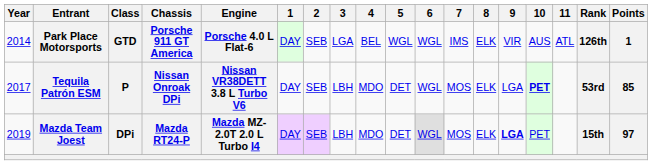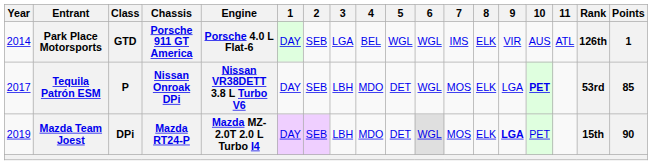(628, 135) 97 -> (628, 135) 90
